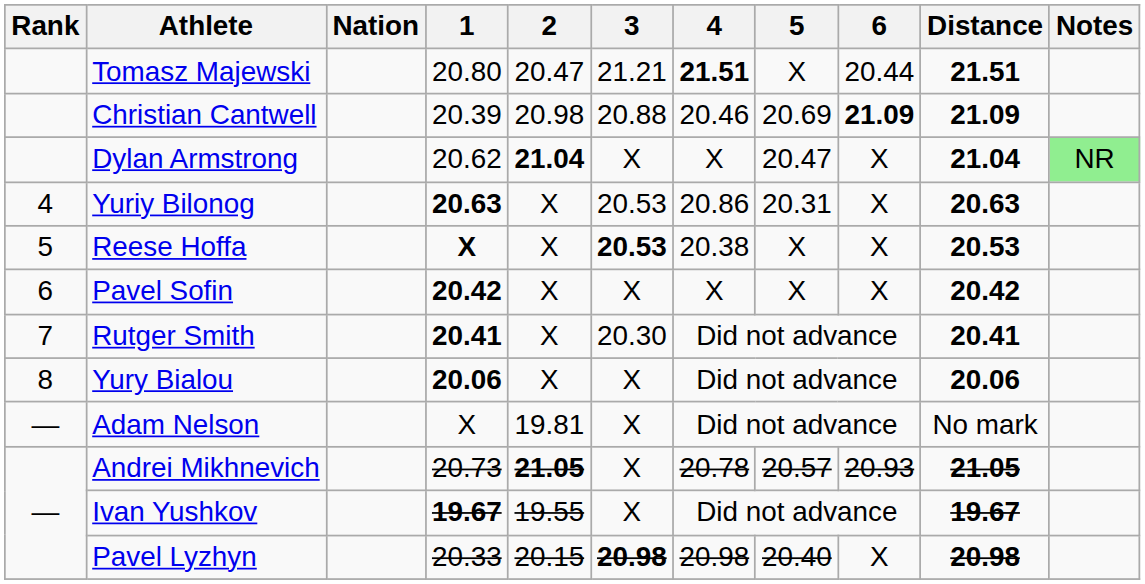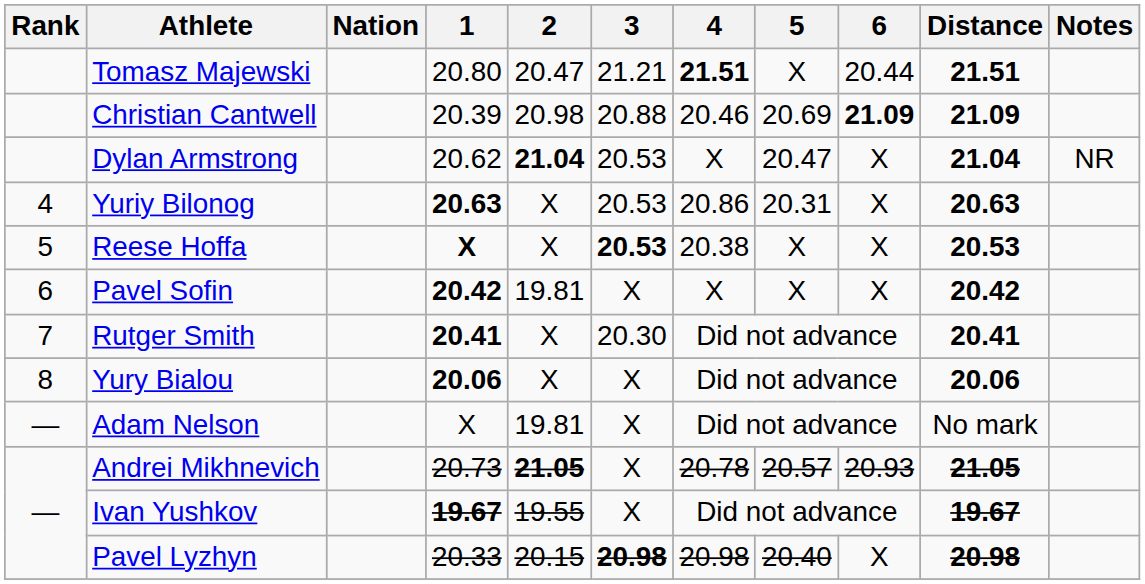(632, 159) X -> (632, 159) 20.53
(1095, 159) lightgreen background -> (1095, 159) no background
(549, 291) X -> (549, 291) 19.81
